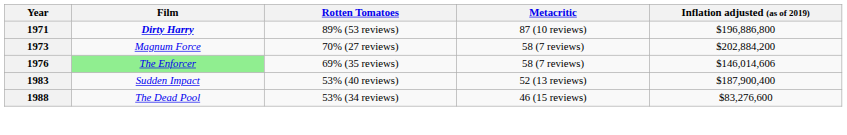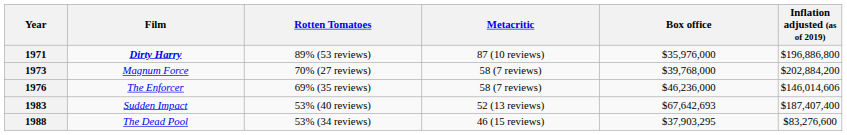+ column: (689, 25)
(168, 64) lightgreen background -> (156, 88) no background
(746, 81) $187,900,400 -> (810, 105) $187,407,400
